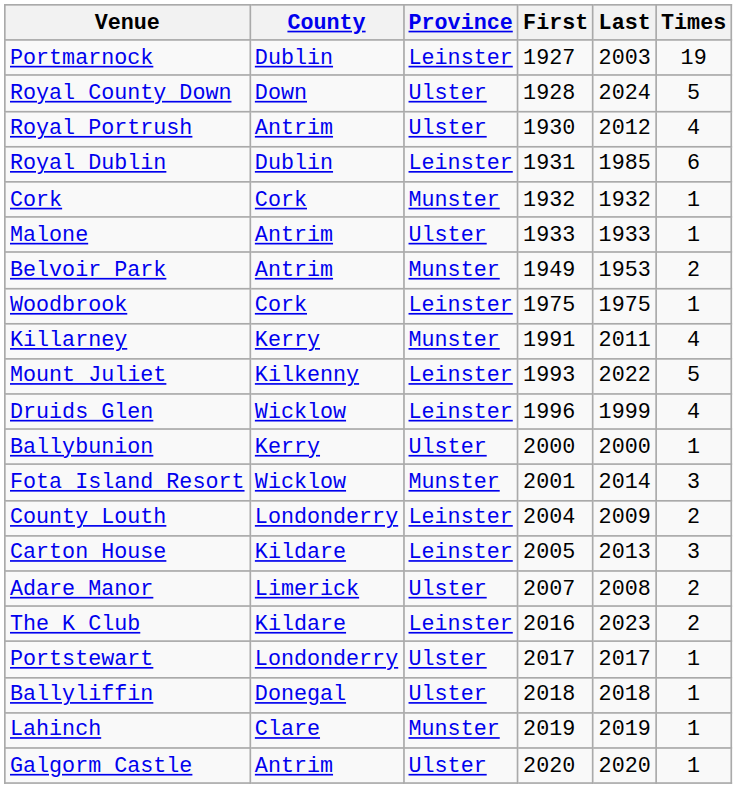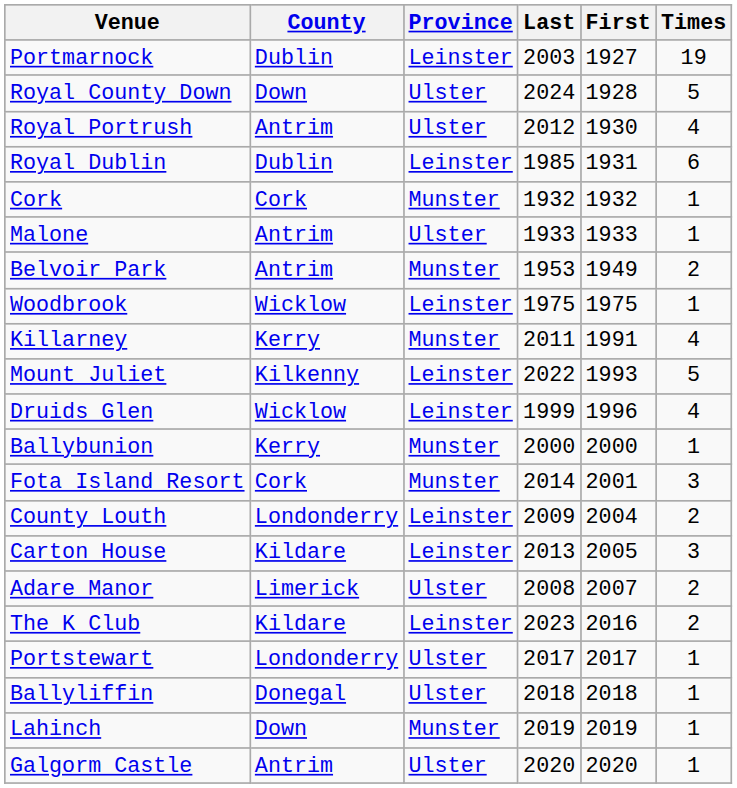columns swapped: (556, 23) <-> (625, 23)
(281, 306) Cork -> (300, 306) Wicklow
(448, 447) Ulster -> (454, 447) Munster
(300, 483) Wicklow -> (281, 483) Cork
(287, 730) Clare -> (281, 730) Down
